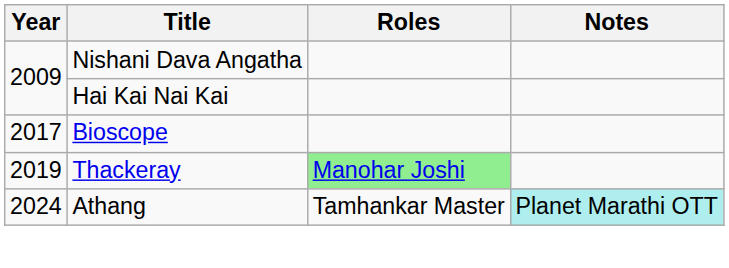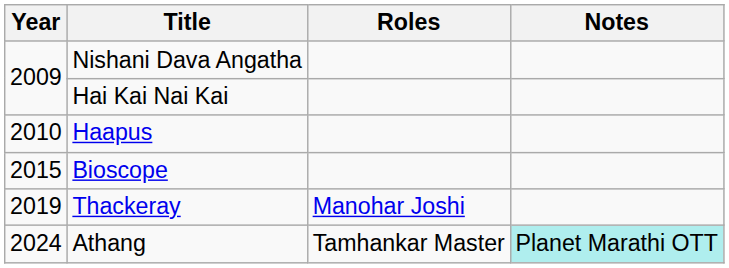+ row: (112, 133)
(36, 133) 2017 -> (36, 170) 2015
(389, 170) lightgreen background -> (389, 206) no background
